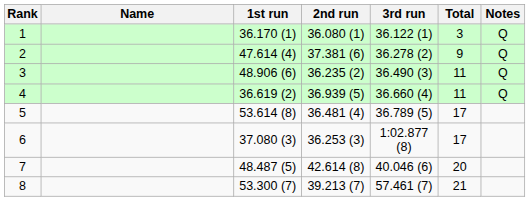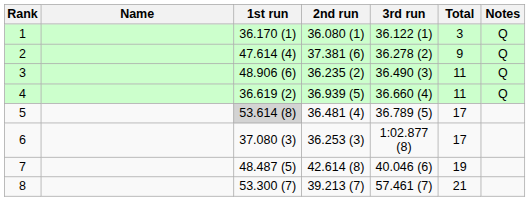(268, 113) no background -> (268, 113) lightgrey background
(460, 166) 20 -> (460, 166) 19
